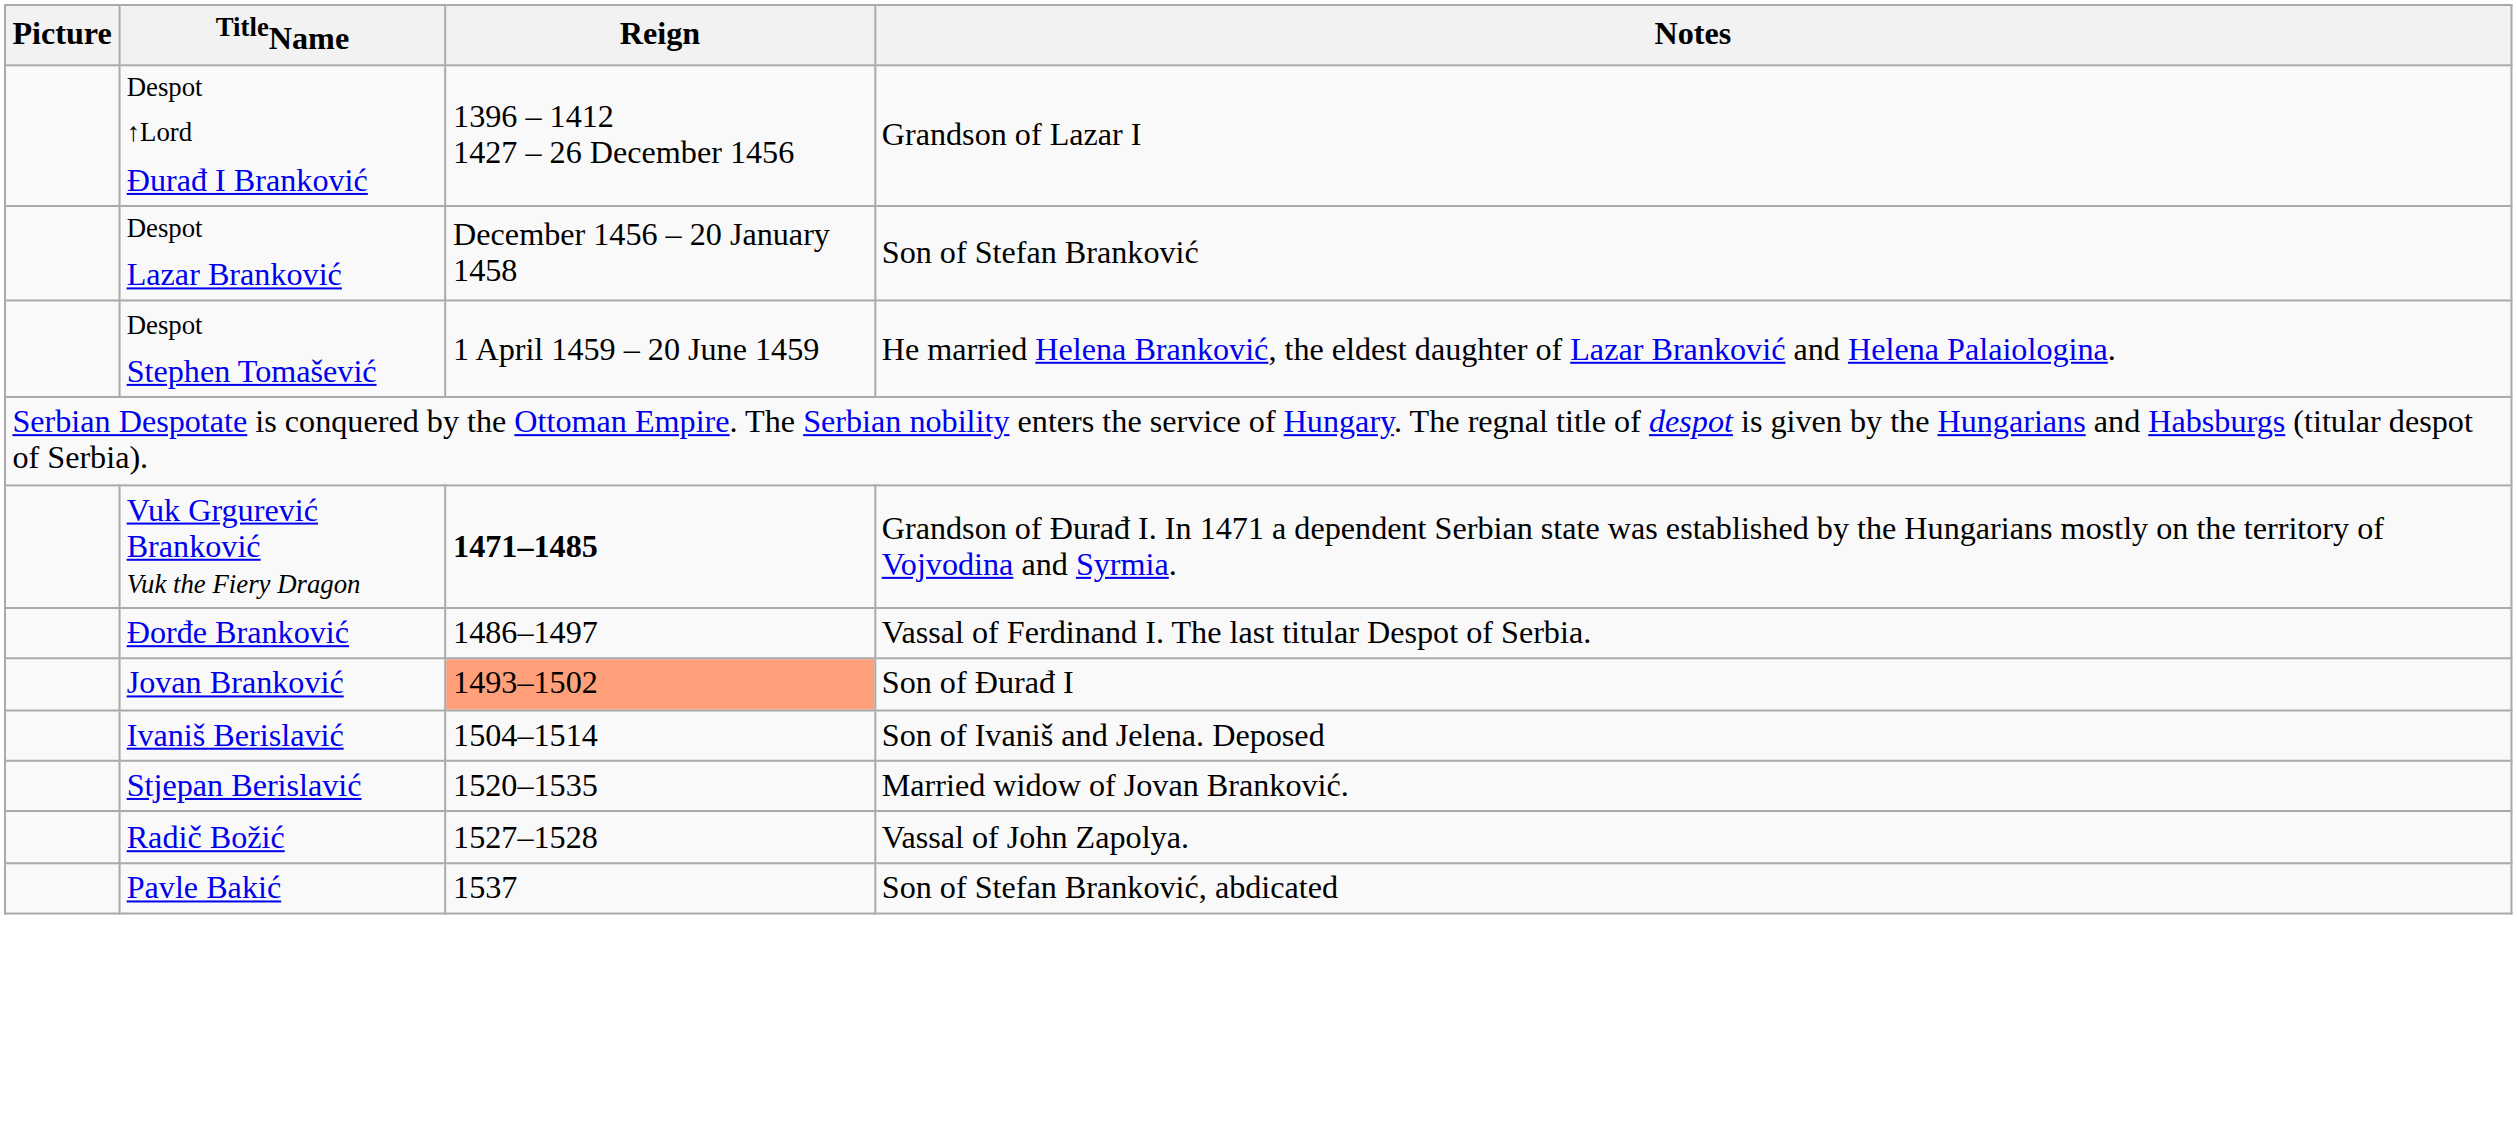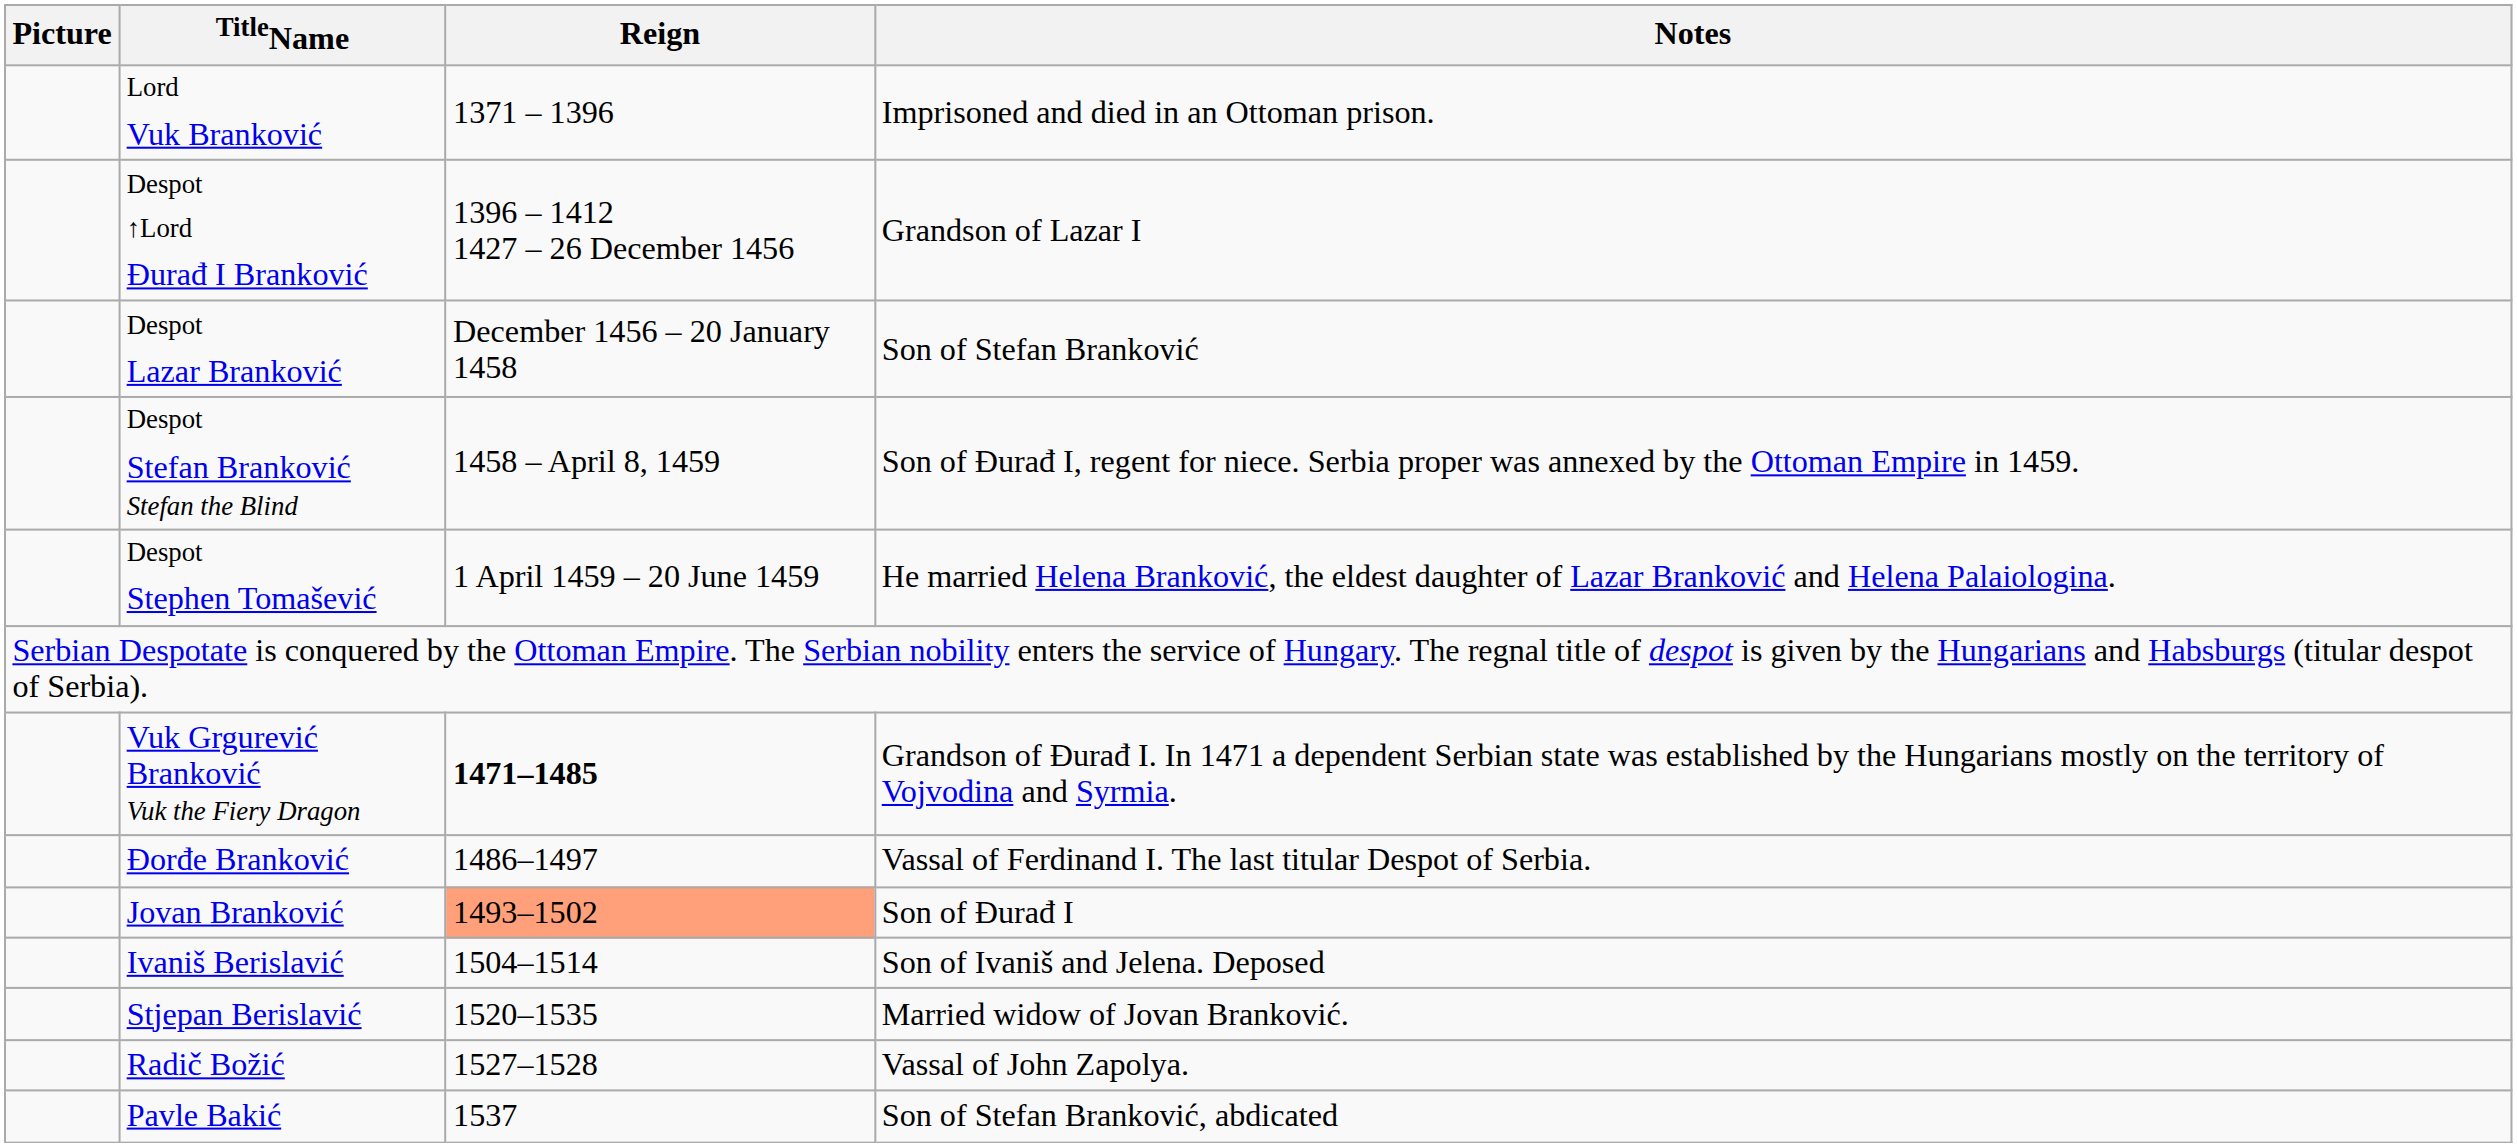+ row: (224, 112)
+ row: (239, 462)
